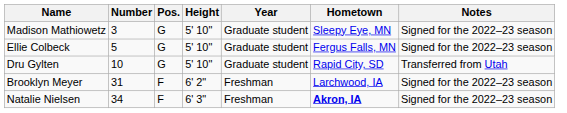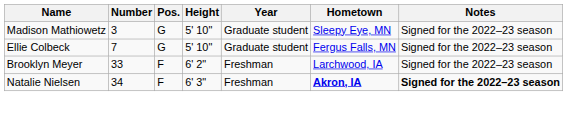(114, 47) 5 -> (114, 47) 7
- row: (33, 64)
(117, 82) 31 -> (117, 64) 33
(477, 99) normal -> (480, 82) bold
